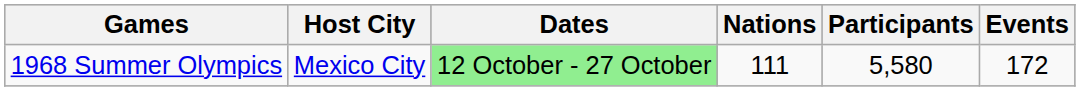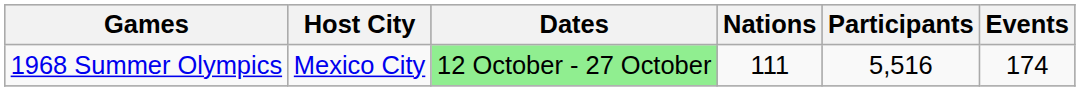(901, 65) 5,580 -> (901, 65) 5,516
(1027, 65) 172 -> (1027, 65) 174
